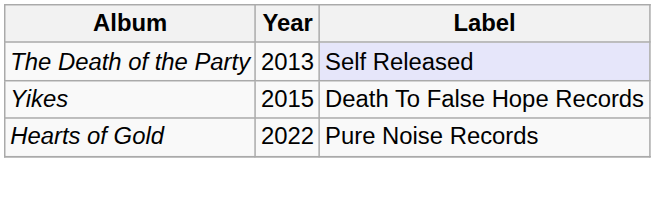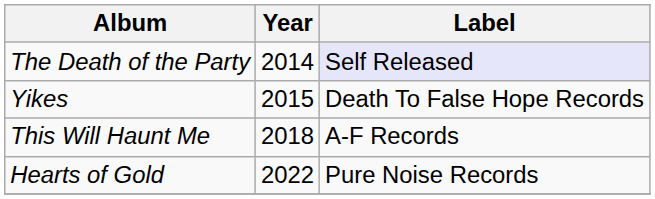(288, 61) 2013 -> (288, 61) 2014
+ row: (110, 136)
